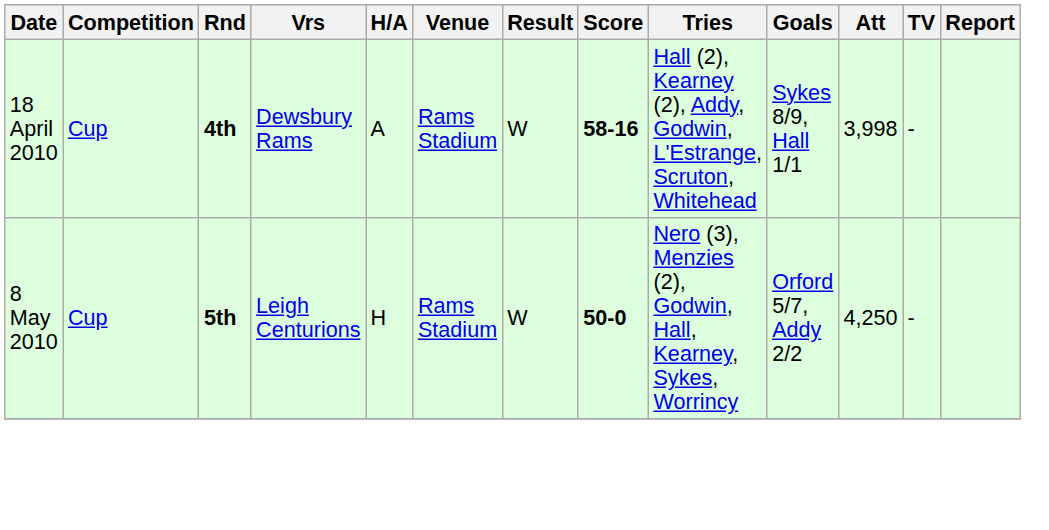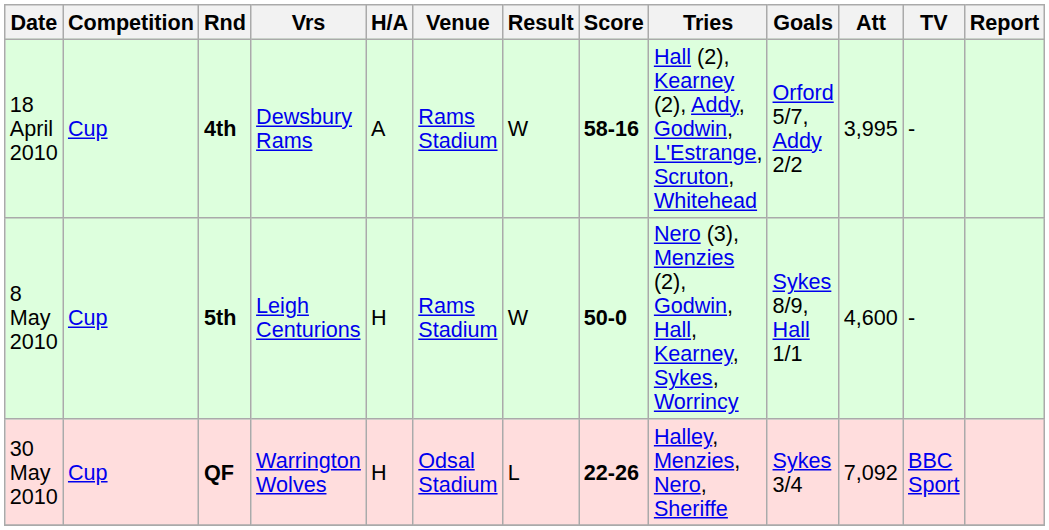(802, 128) Sykes 8/9, Hall 1/1 -> (803, 128) Orford 5/7, Addy 2/2
(870, 128) 3,998 -> (871, 128) 3,995
(803, 318) Orford 5/7, Addy 2/2 -> (802, 318) Sykes 8/9, Hall 1/1
(870, 318) 4,250 -> (871, 318) 4,600
+ row: (34, 473)
